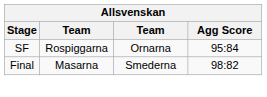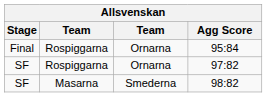(22, 48) SF -> (22, 48) Final
+ row: (225, 65)
(22, 65) Final -> (22, 83) SF
